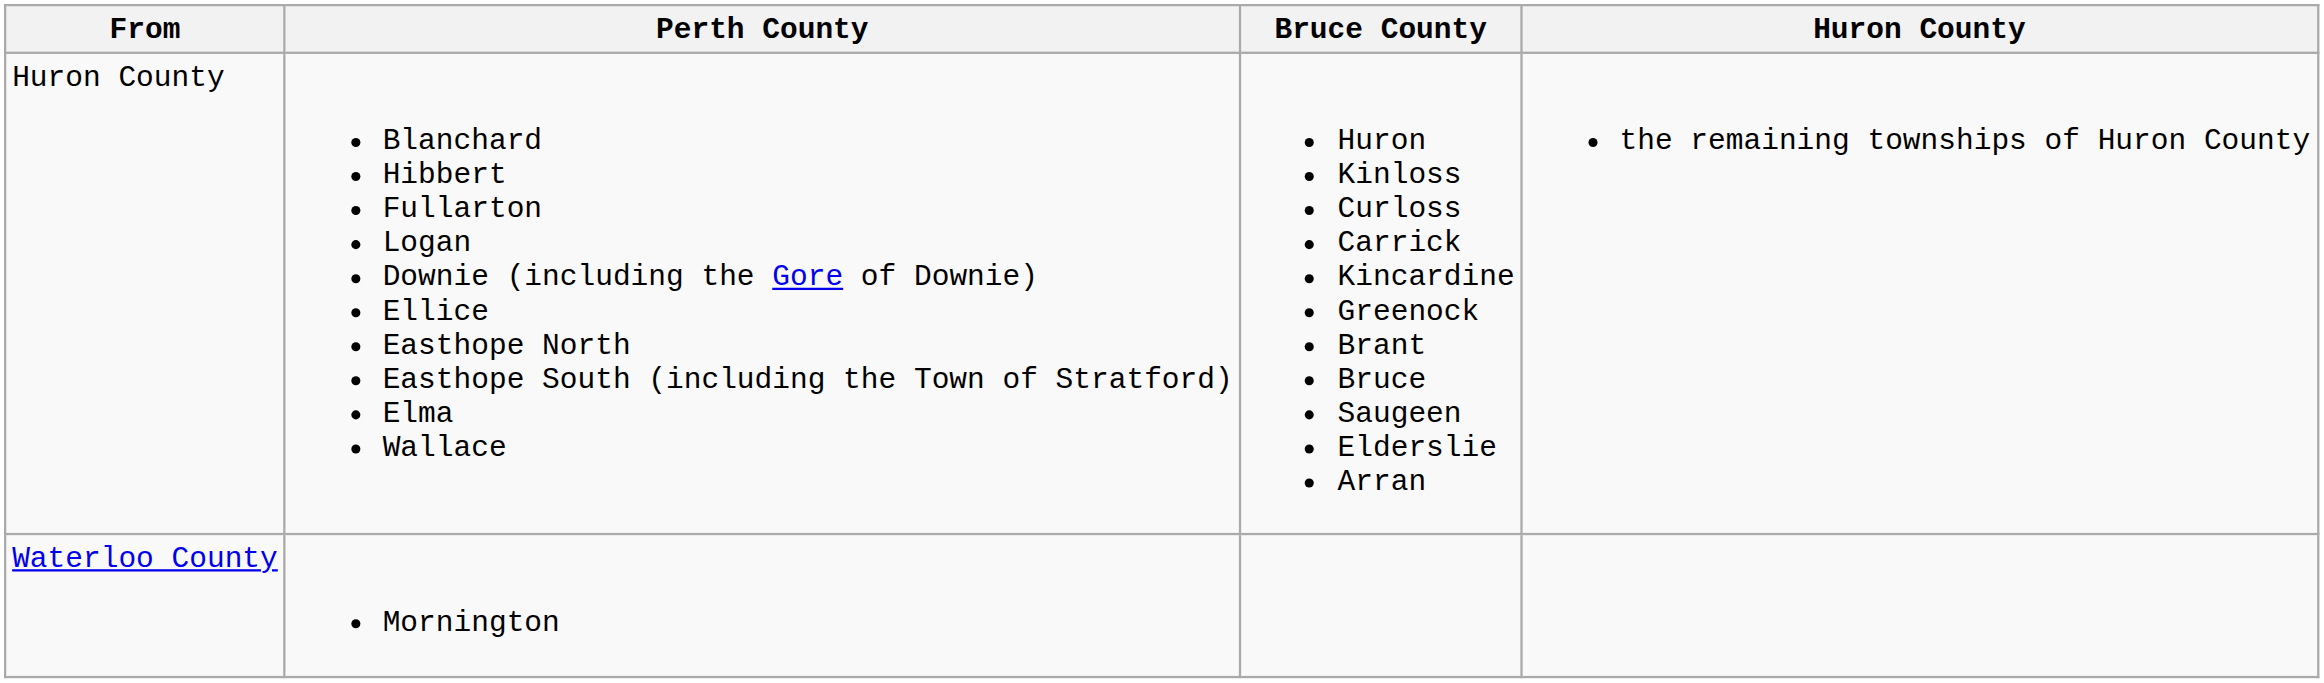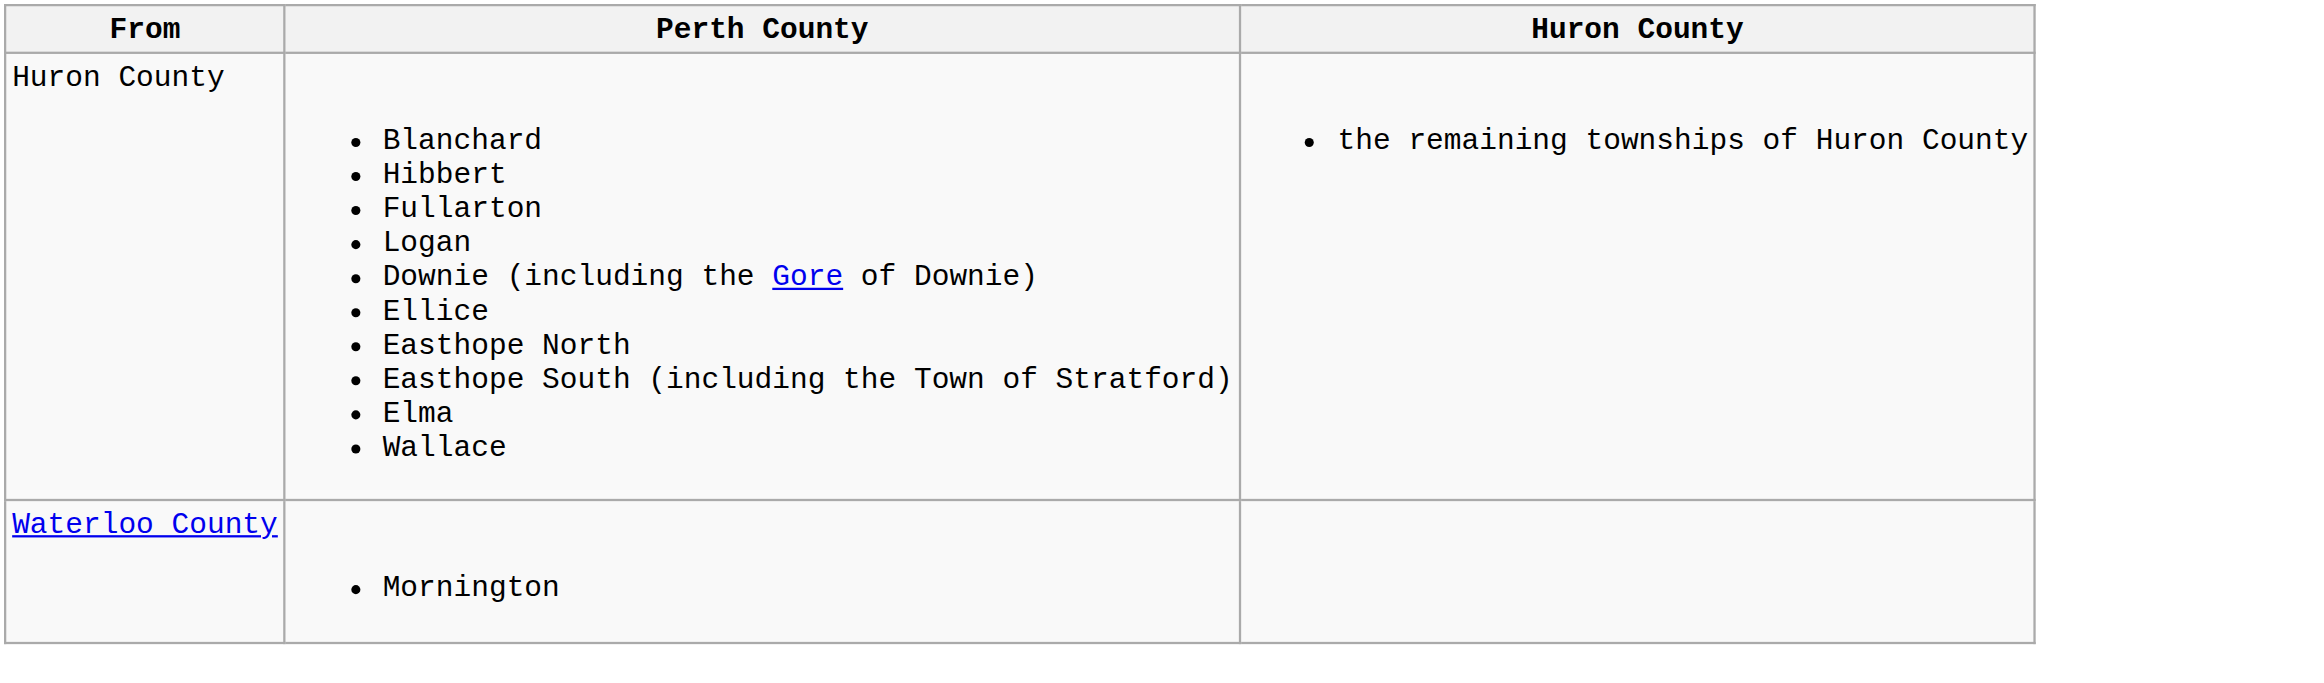- column: (1381, 29)
